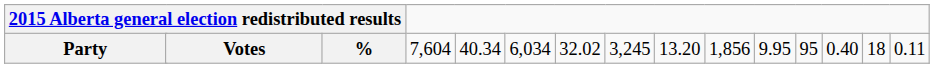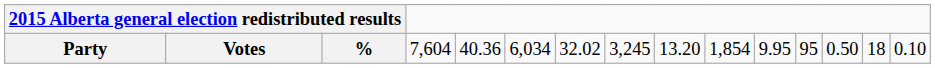(480, 48) 40.34 -> (480, 48) 40.36
(730, 48) 1,856 -> (730, 48) 1,854
(842, 48) 0.40 -> (842, 48) 0.50
(910, 48) 0.11 -> (910, 48) 0.10
